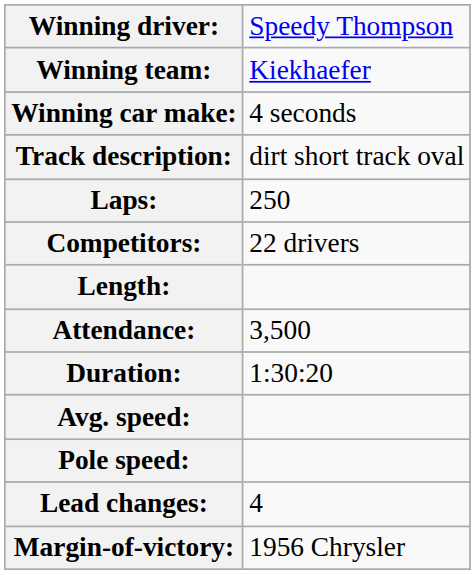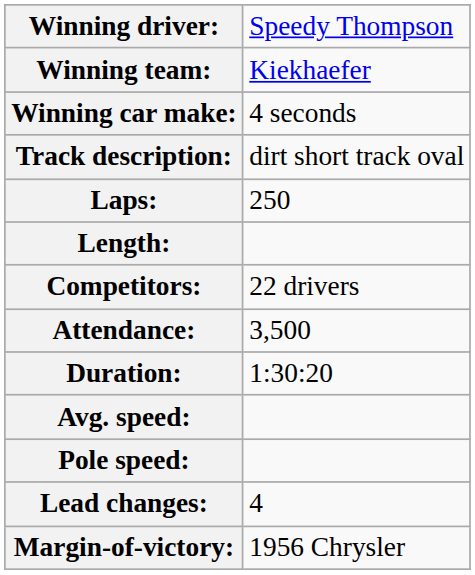rows swapped: (124, 286) <-> (124, 243)
